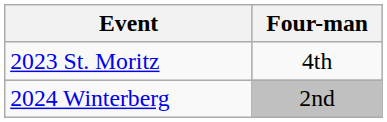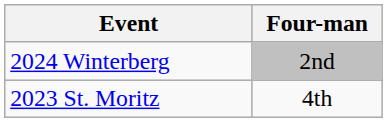rows swapped: (85, 60) <-> (90, 98)
